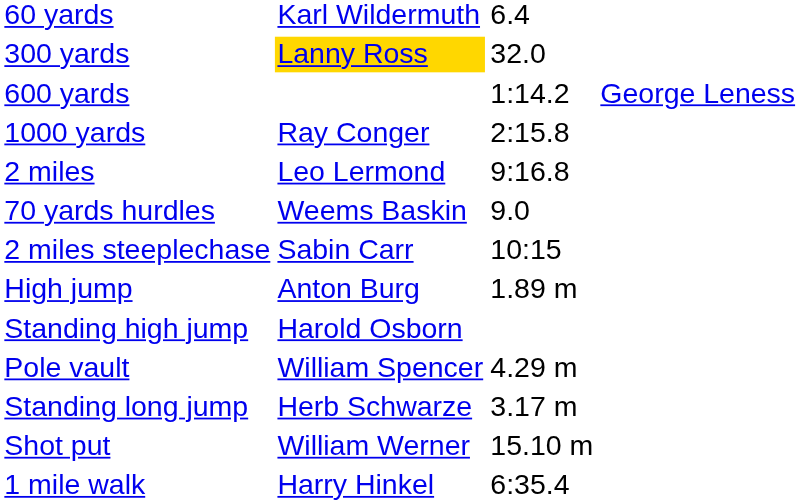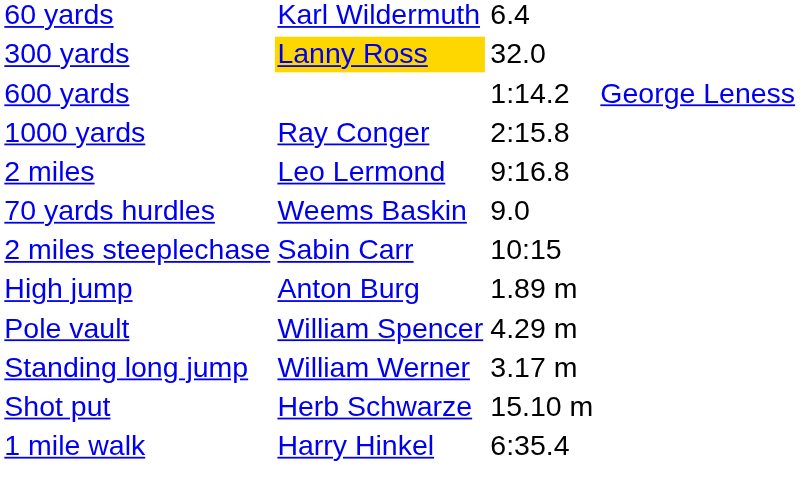- row: (126, 328)
(375, 406) Herb Schwarze -> (374, 367) William Werner
(374, 445) William Werner -> (375, 406) Herb Schwarze
